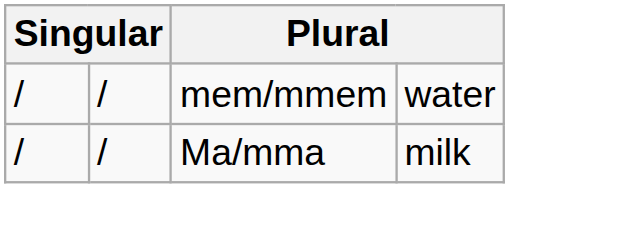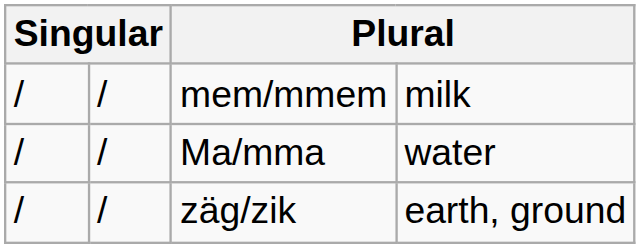(450, 93) water -> (438, 93) milk
(438, 152) milk -> (450, 152) water
+ row: (238, 211)
